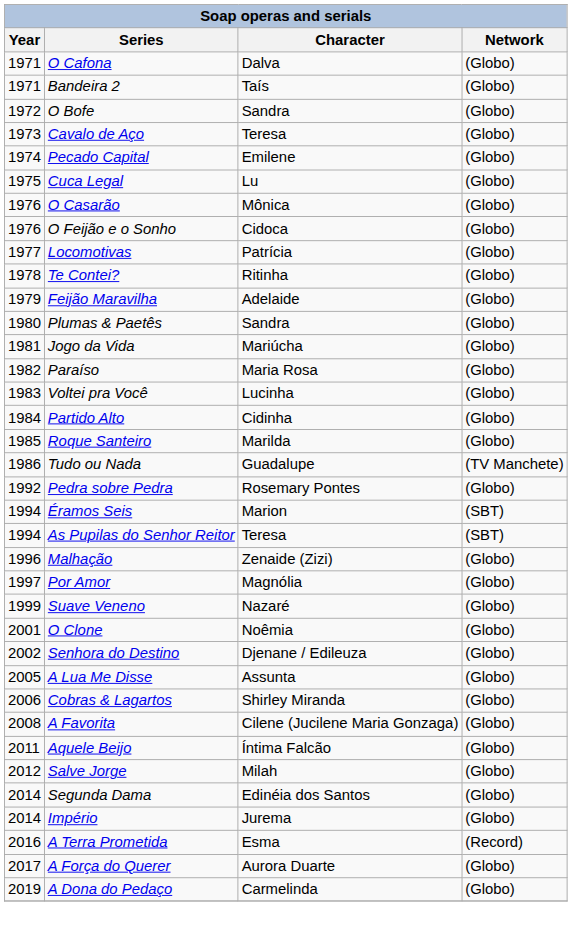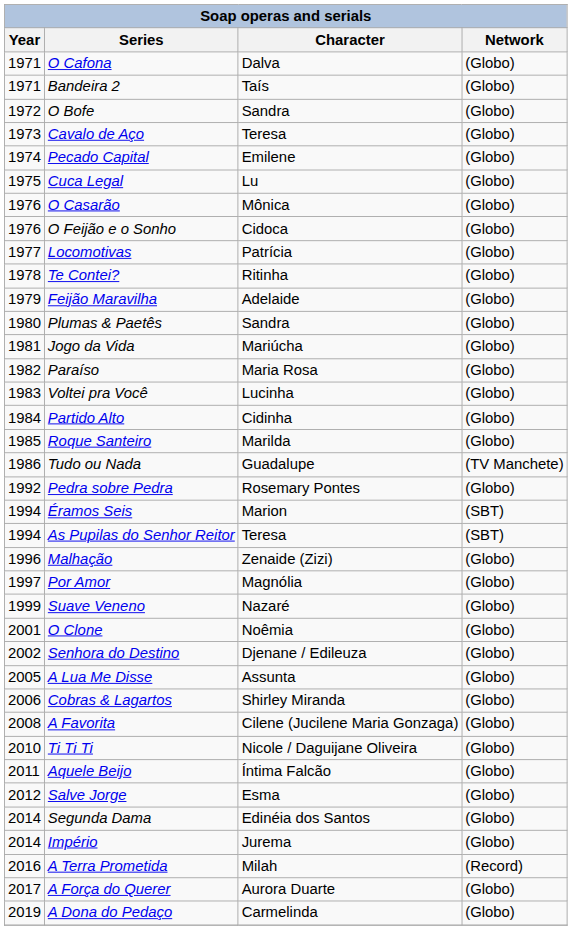+ row: (70, 747)
(259, 771) Milah -> (261, 795) Esma
(261, 842) Esma -> (259, 865) Milah
